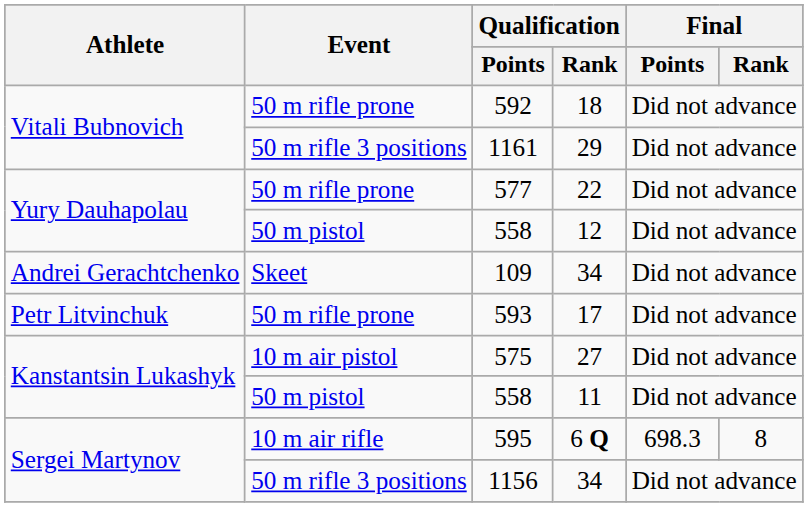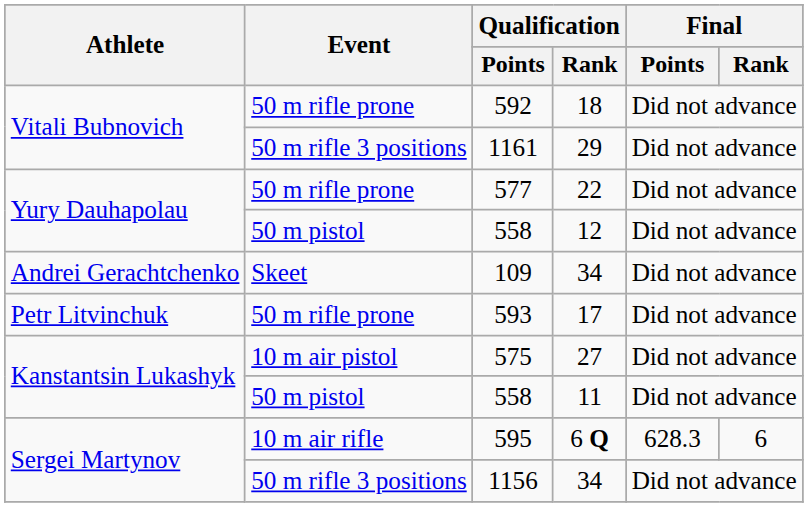(672, 439) 698.3 -> (672, 439) 628.3
(761, 439) 8 -> (761, 439) 6
